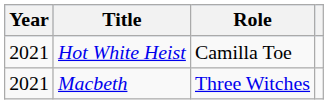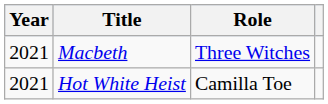rows swapped: (93, 83) <-> (122, 51)
